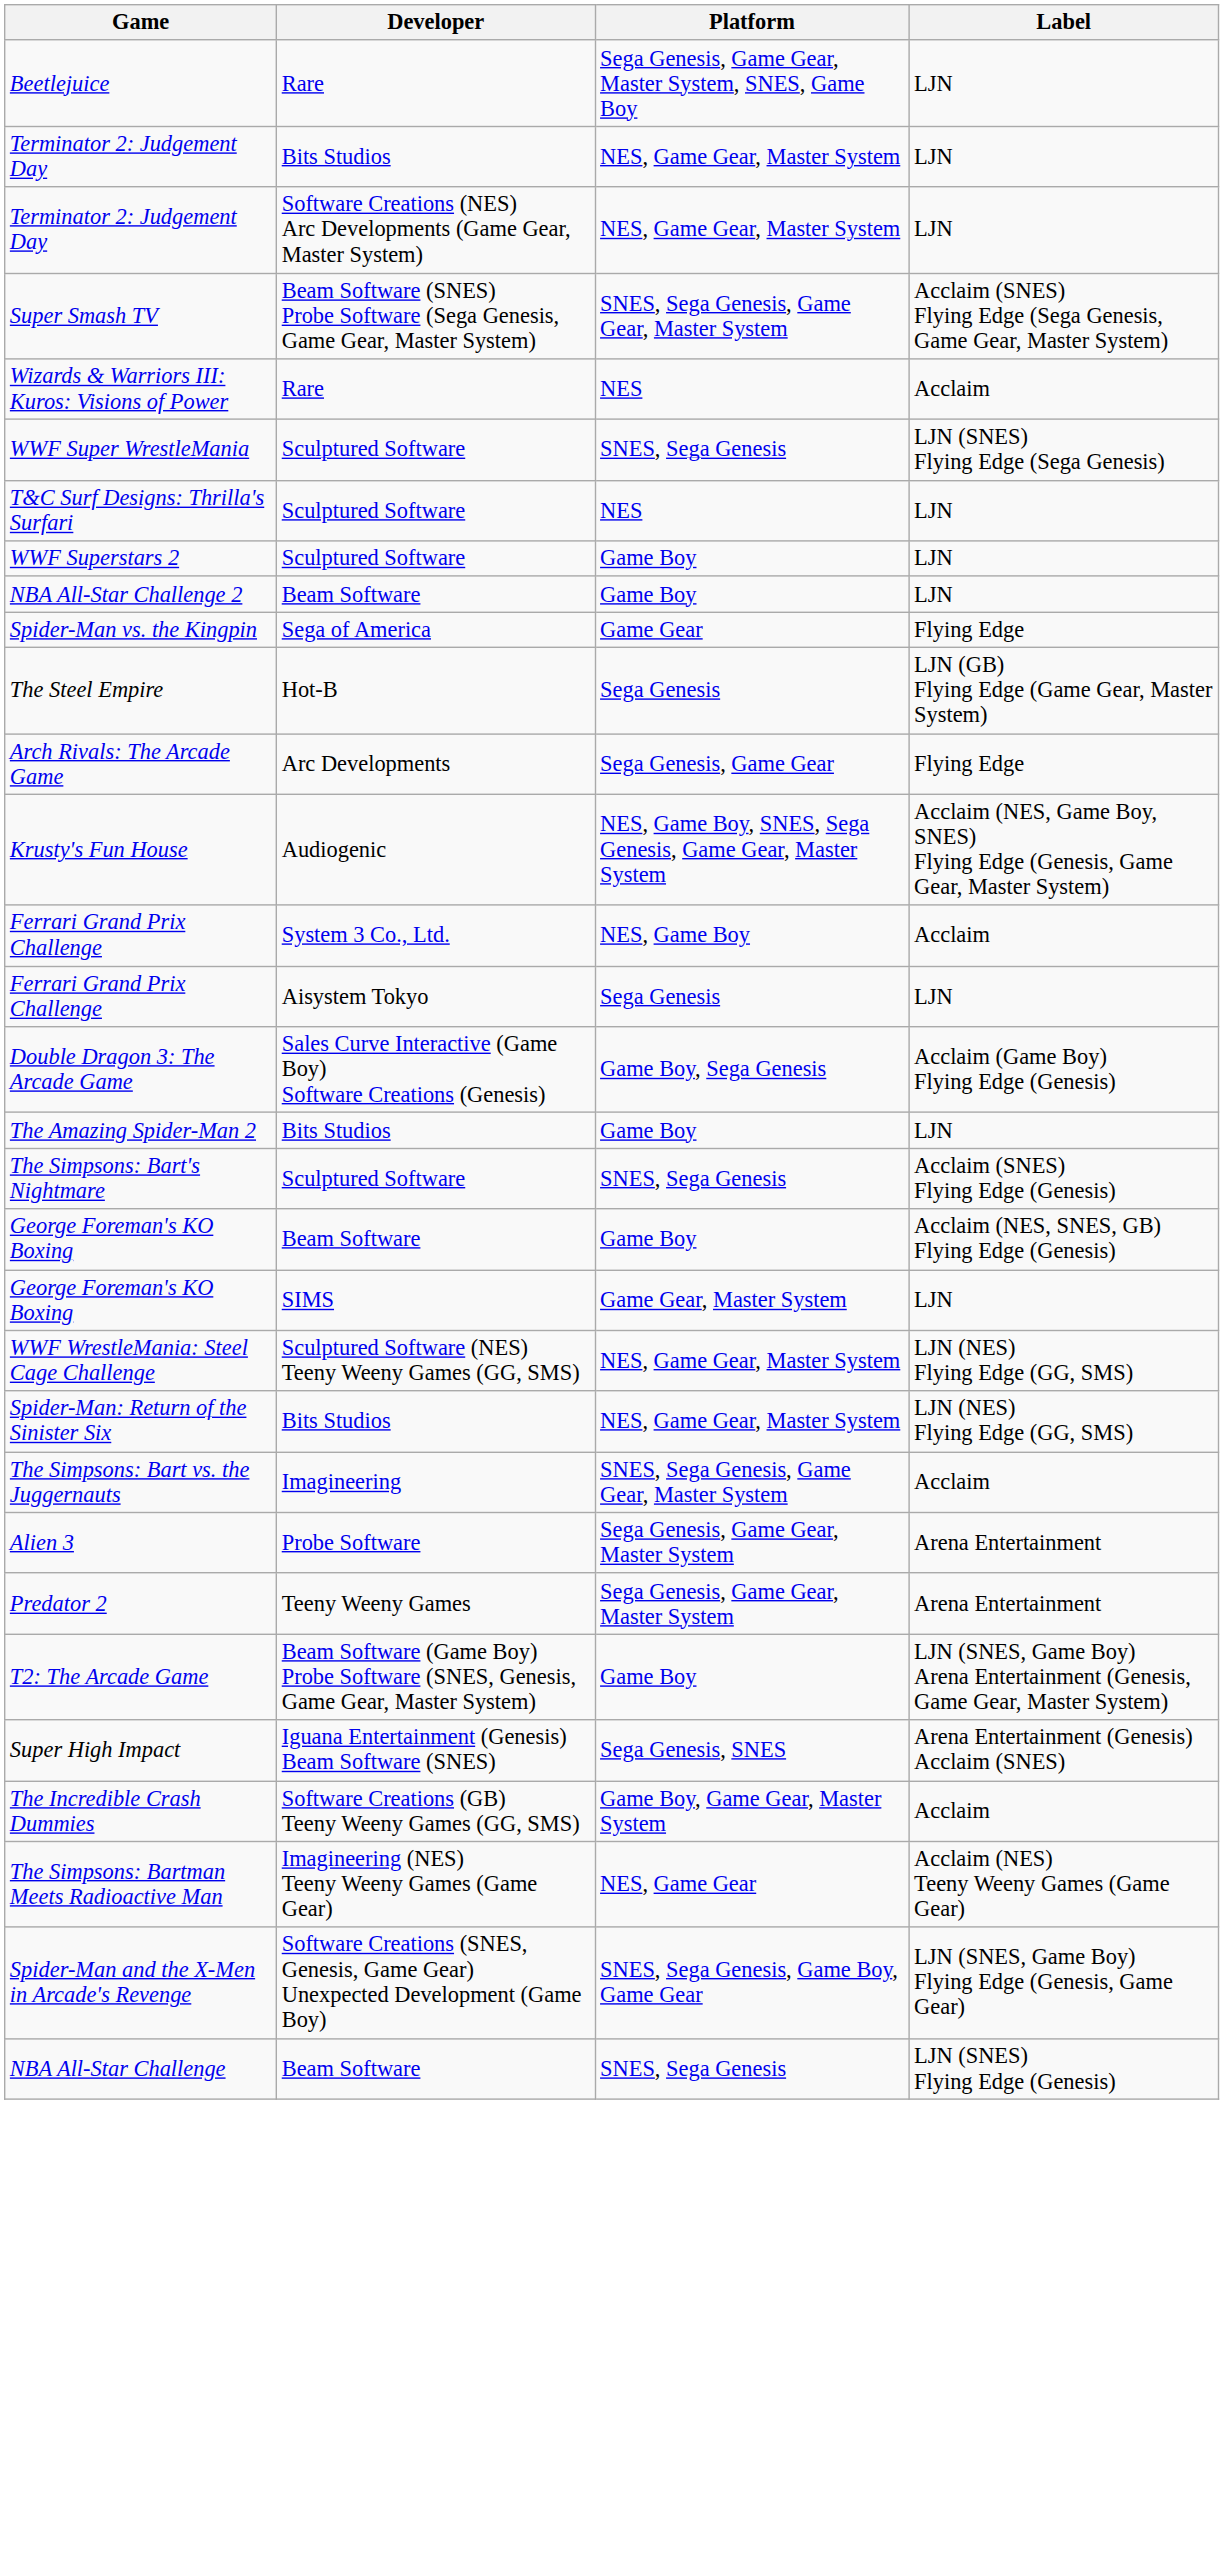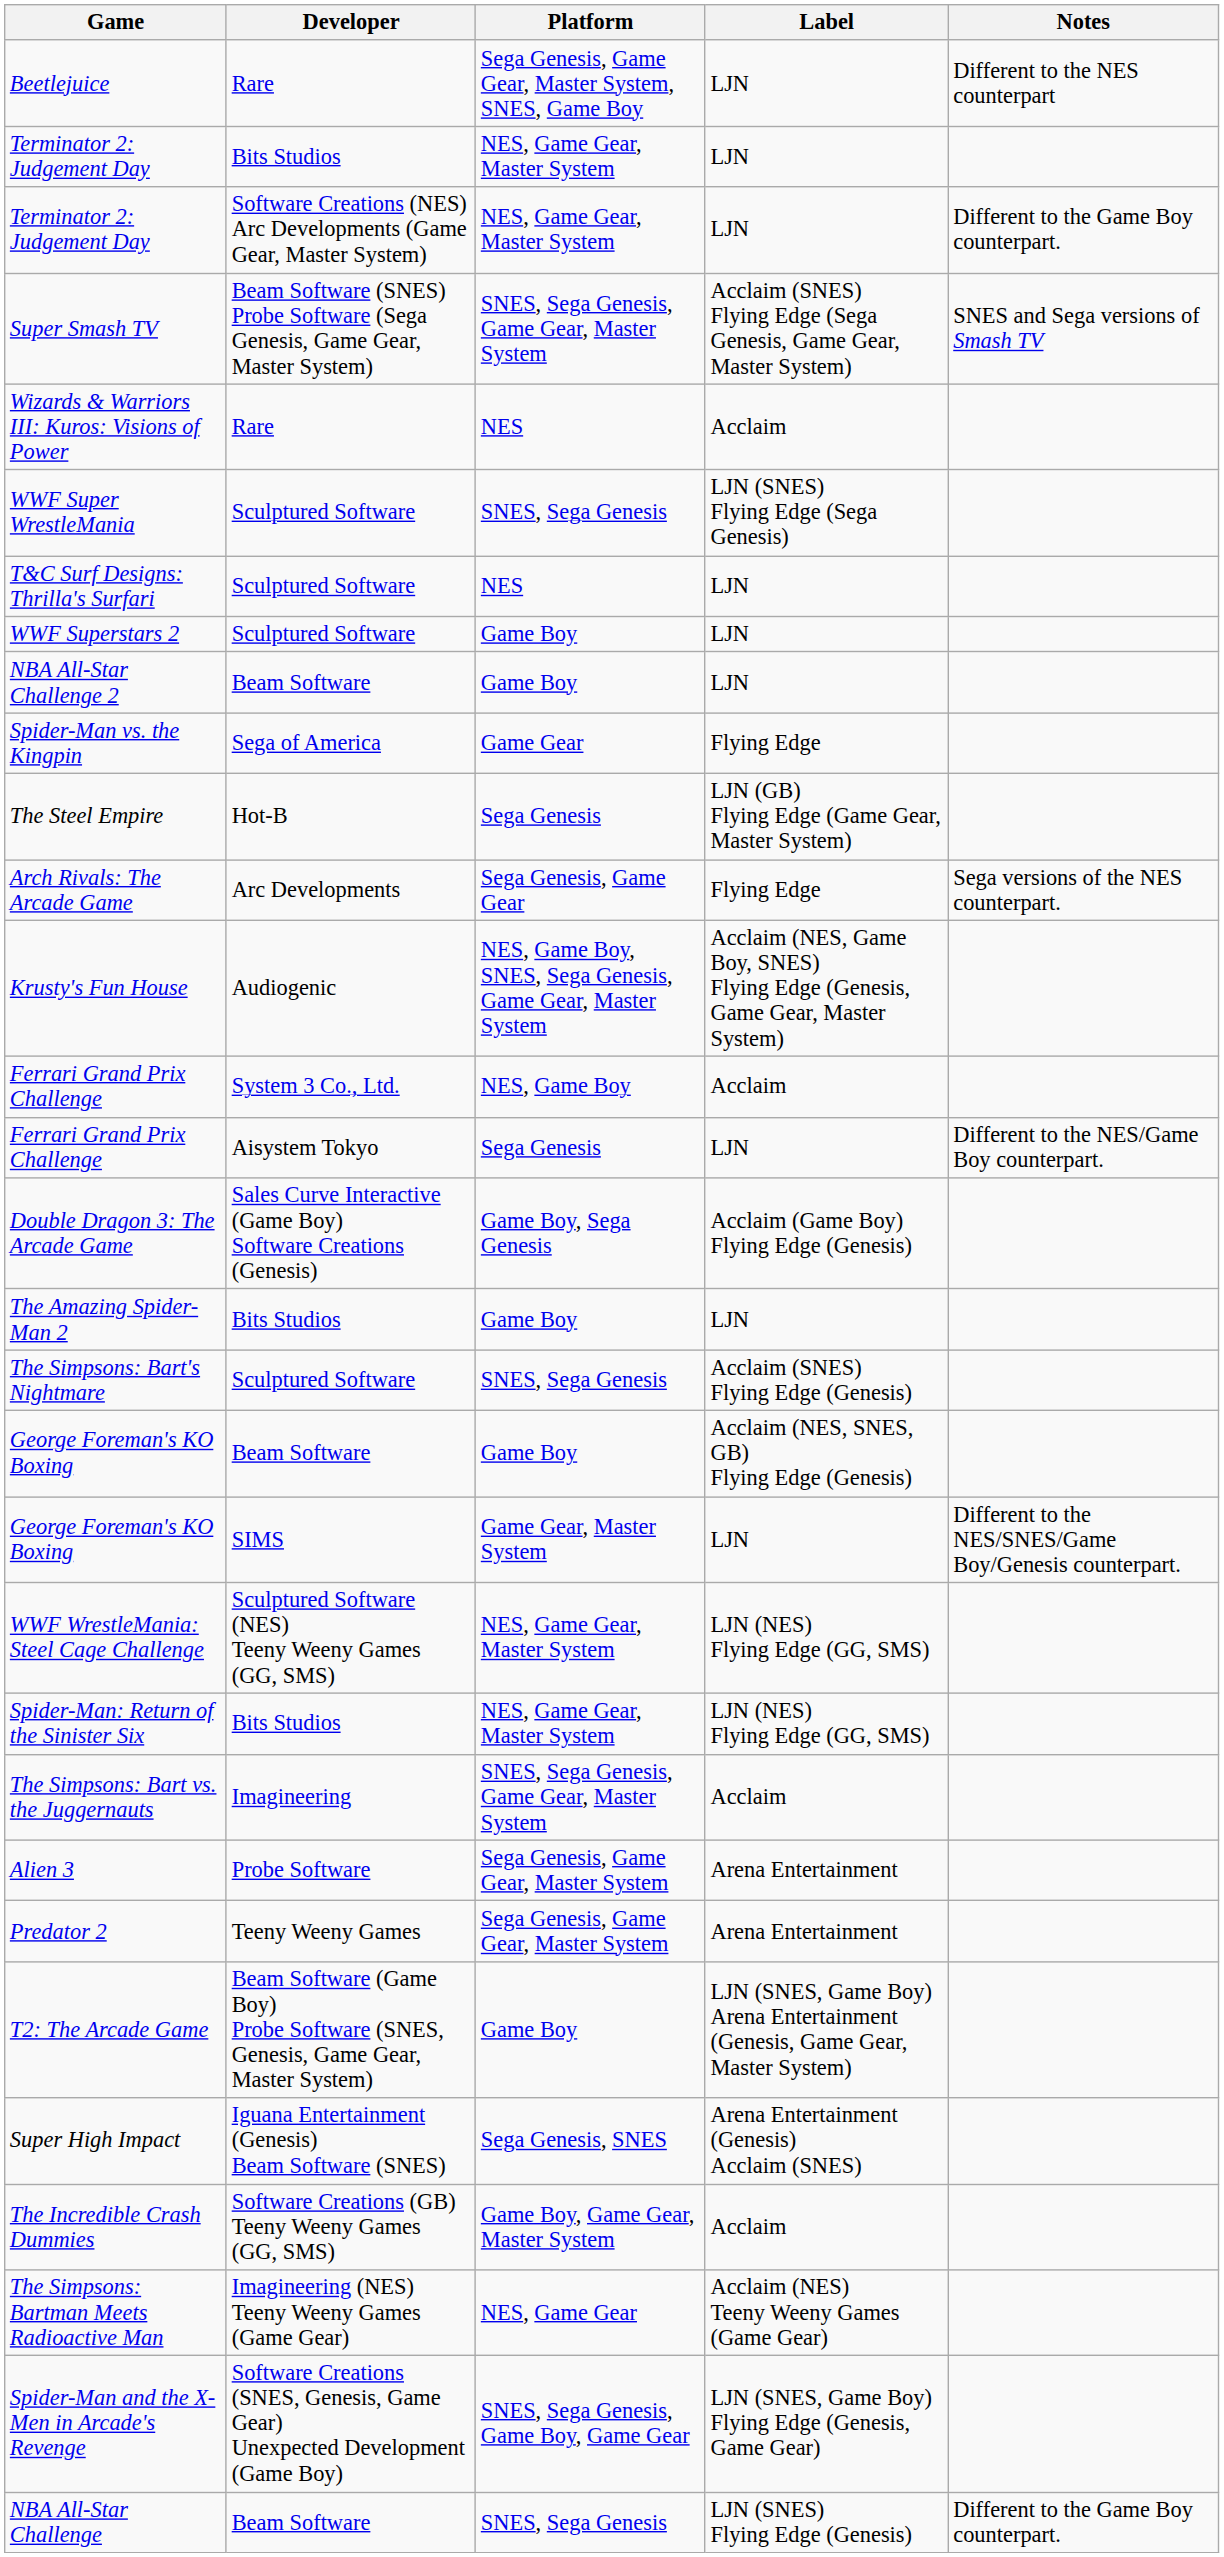+ column: (1083, 22)
